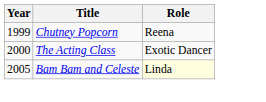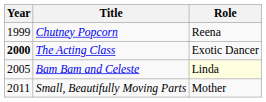(19, 50) normal -> (19, 50) bold
+ row: (111, 87)
